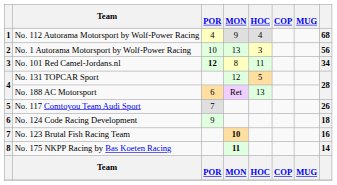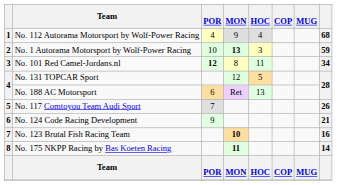(236, 49) normal -> (236, 49) bold
(325, 49) 56 -> (325, 49) 59
(325, 120) 18 -> (325, 120) 21
